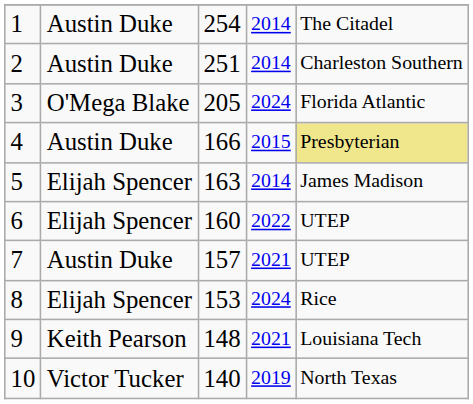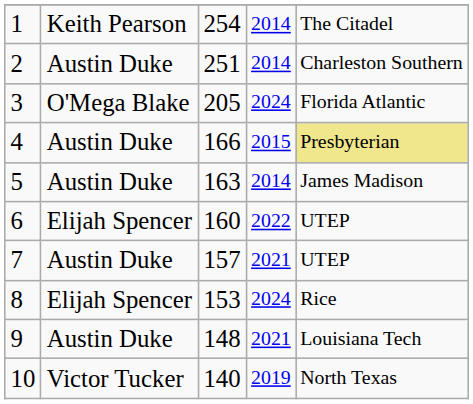(110, 24) Austin Duke -> (117, 24) Keith Pearson
(119, 181) Elijah Spencer -> (110, 181) Austin Duke
(117, 338) Keith Pearson -> (110, 338) Austin Duke
